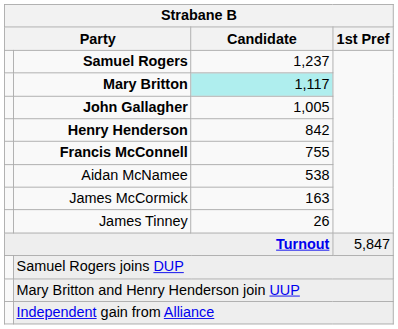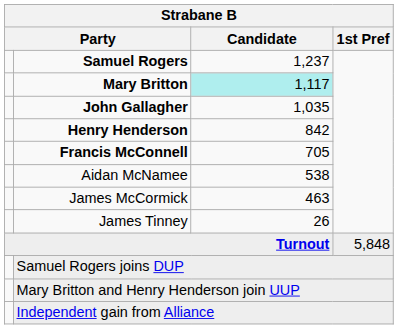(311, 107) 1,005 -> (311, 107) 1,035
(317, 152) 755 -> (317, 152) 705
(317, 198) 163 -> (317, 198) 463
(372, 244) 5,847 -> (372, 244) 5,848
